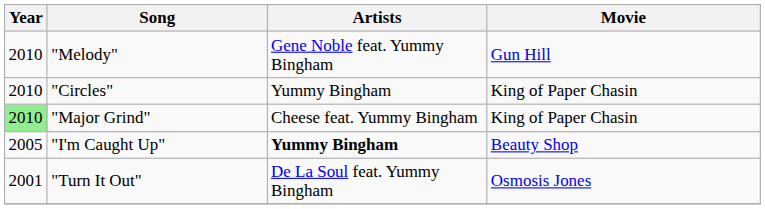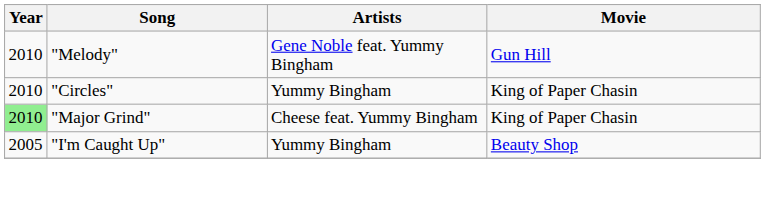(335, 144) bold -> (331, 144) normal
- row: (96, 181)
